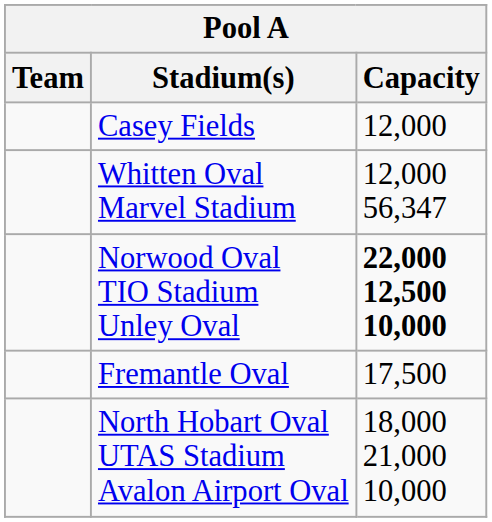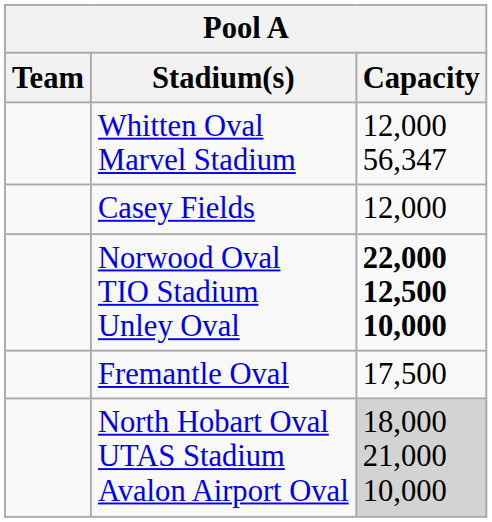rows swapped: (197, 191) <-> (176, 125)
(405, 457) no background -> (405, 457) lightgrey background
